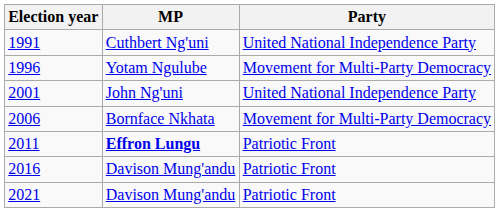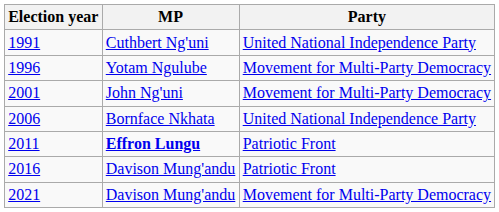(359, 93) United National Independence Party -> (367, 93) Movement for Multi-Party Democracy
(367, 118) Movement for Multi-Party Democracy -> (359, 118) United National Independence Party
(289, 194) Patriotic Front -> (367, 194) Movement for Multi-Party Democracy
